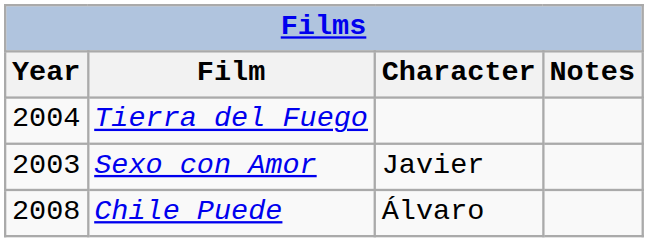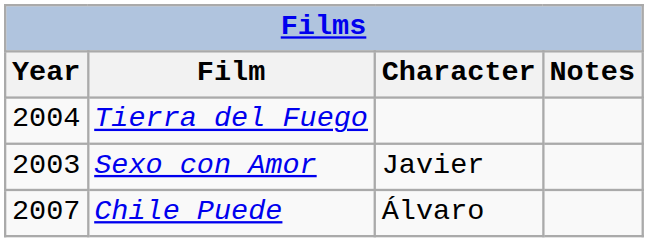(46, 213) 2008 -> (46, 213) 2007
